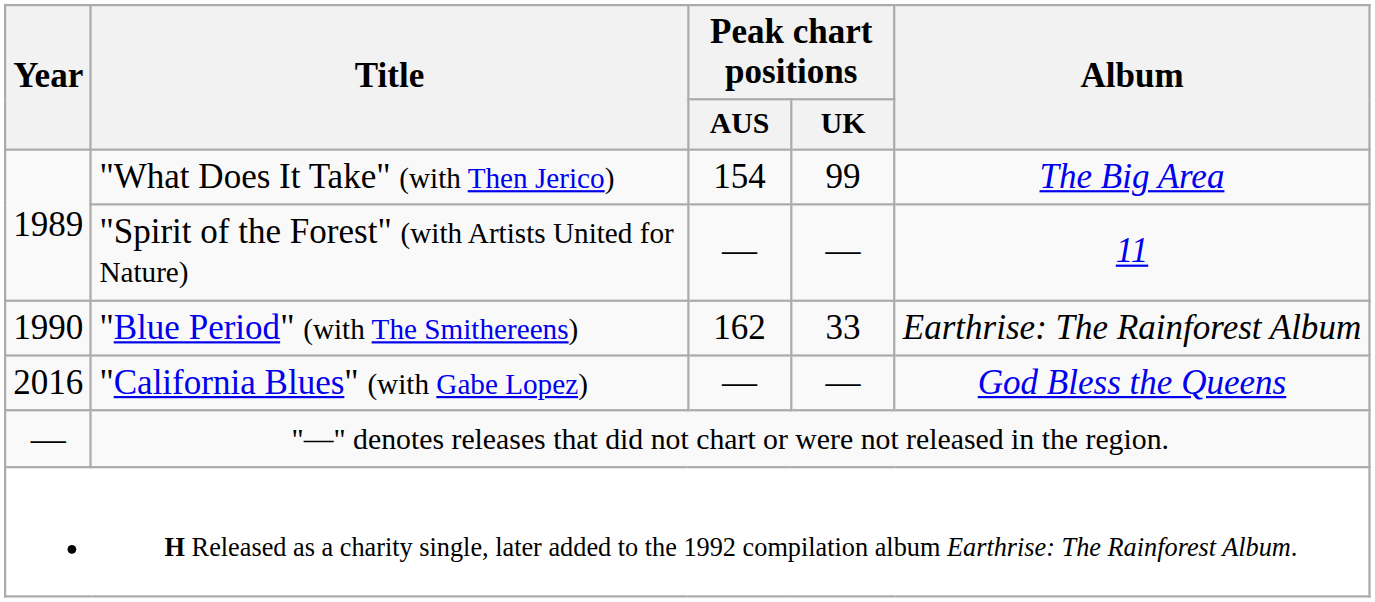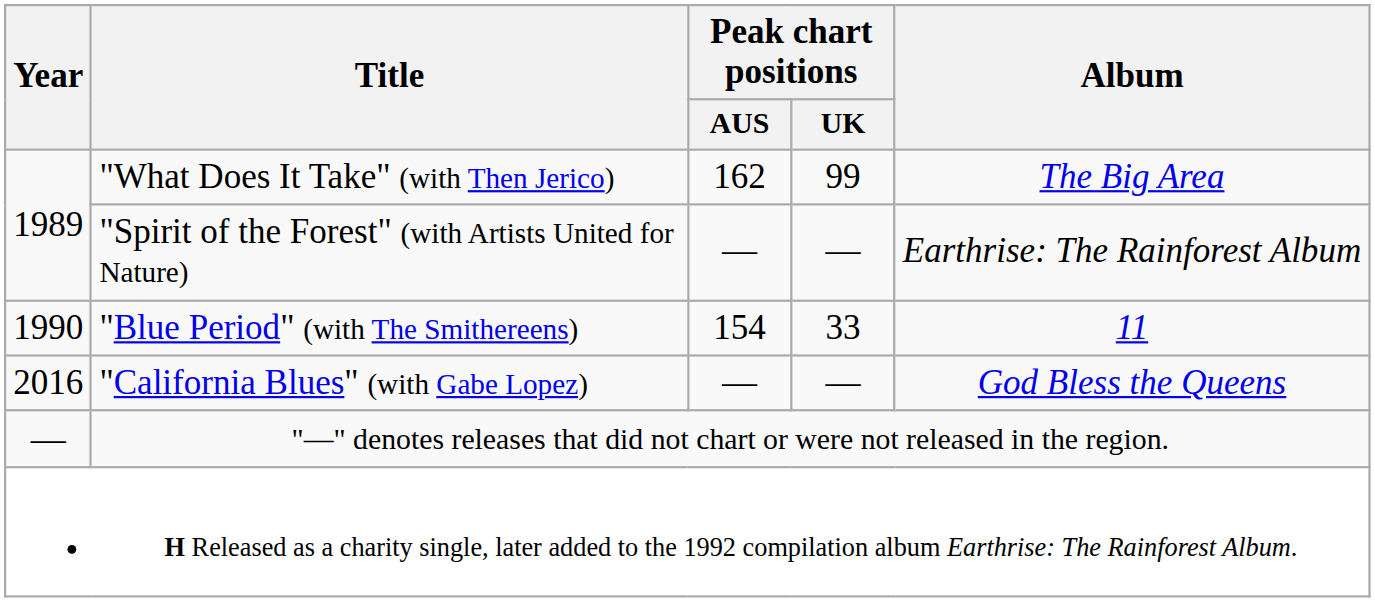(740, 176) 154 -> (740, 176) 162
(1132, 251) 11 -> (1132, 251) Earthrise: The Rainforest Album
(740, 326) 162 -> (740, 326) 154
(1132, 326) Earthrise: The Rainforest Album -> (1132, 326) 11
